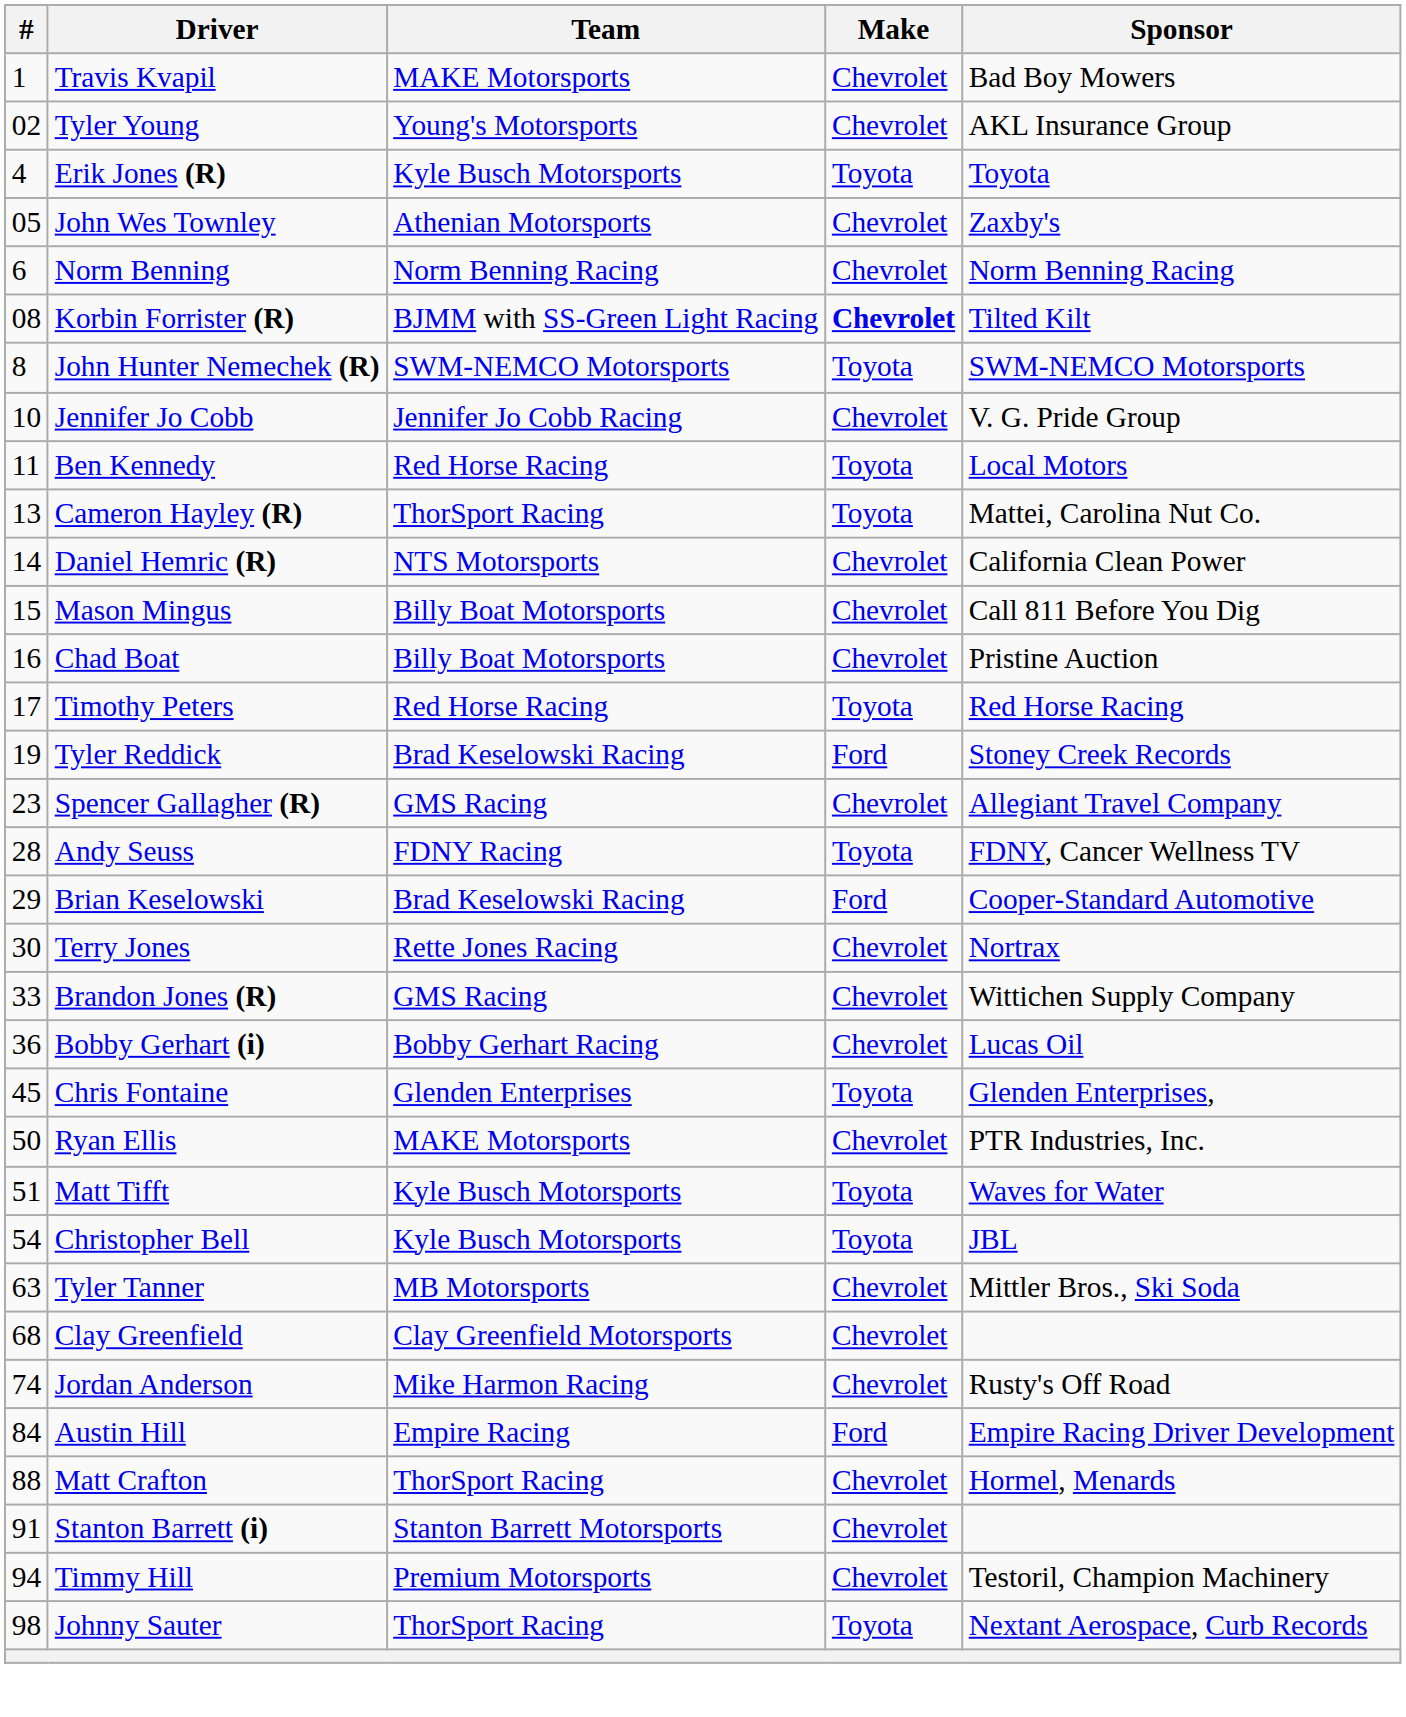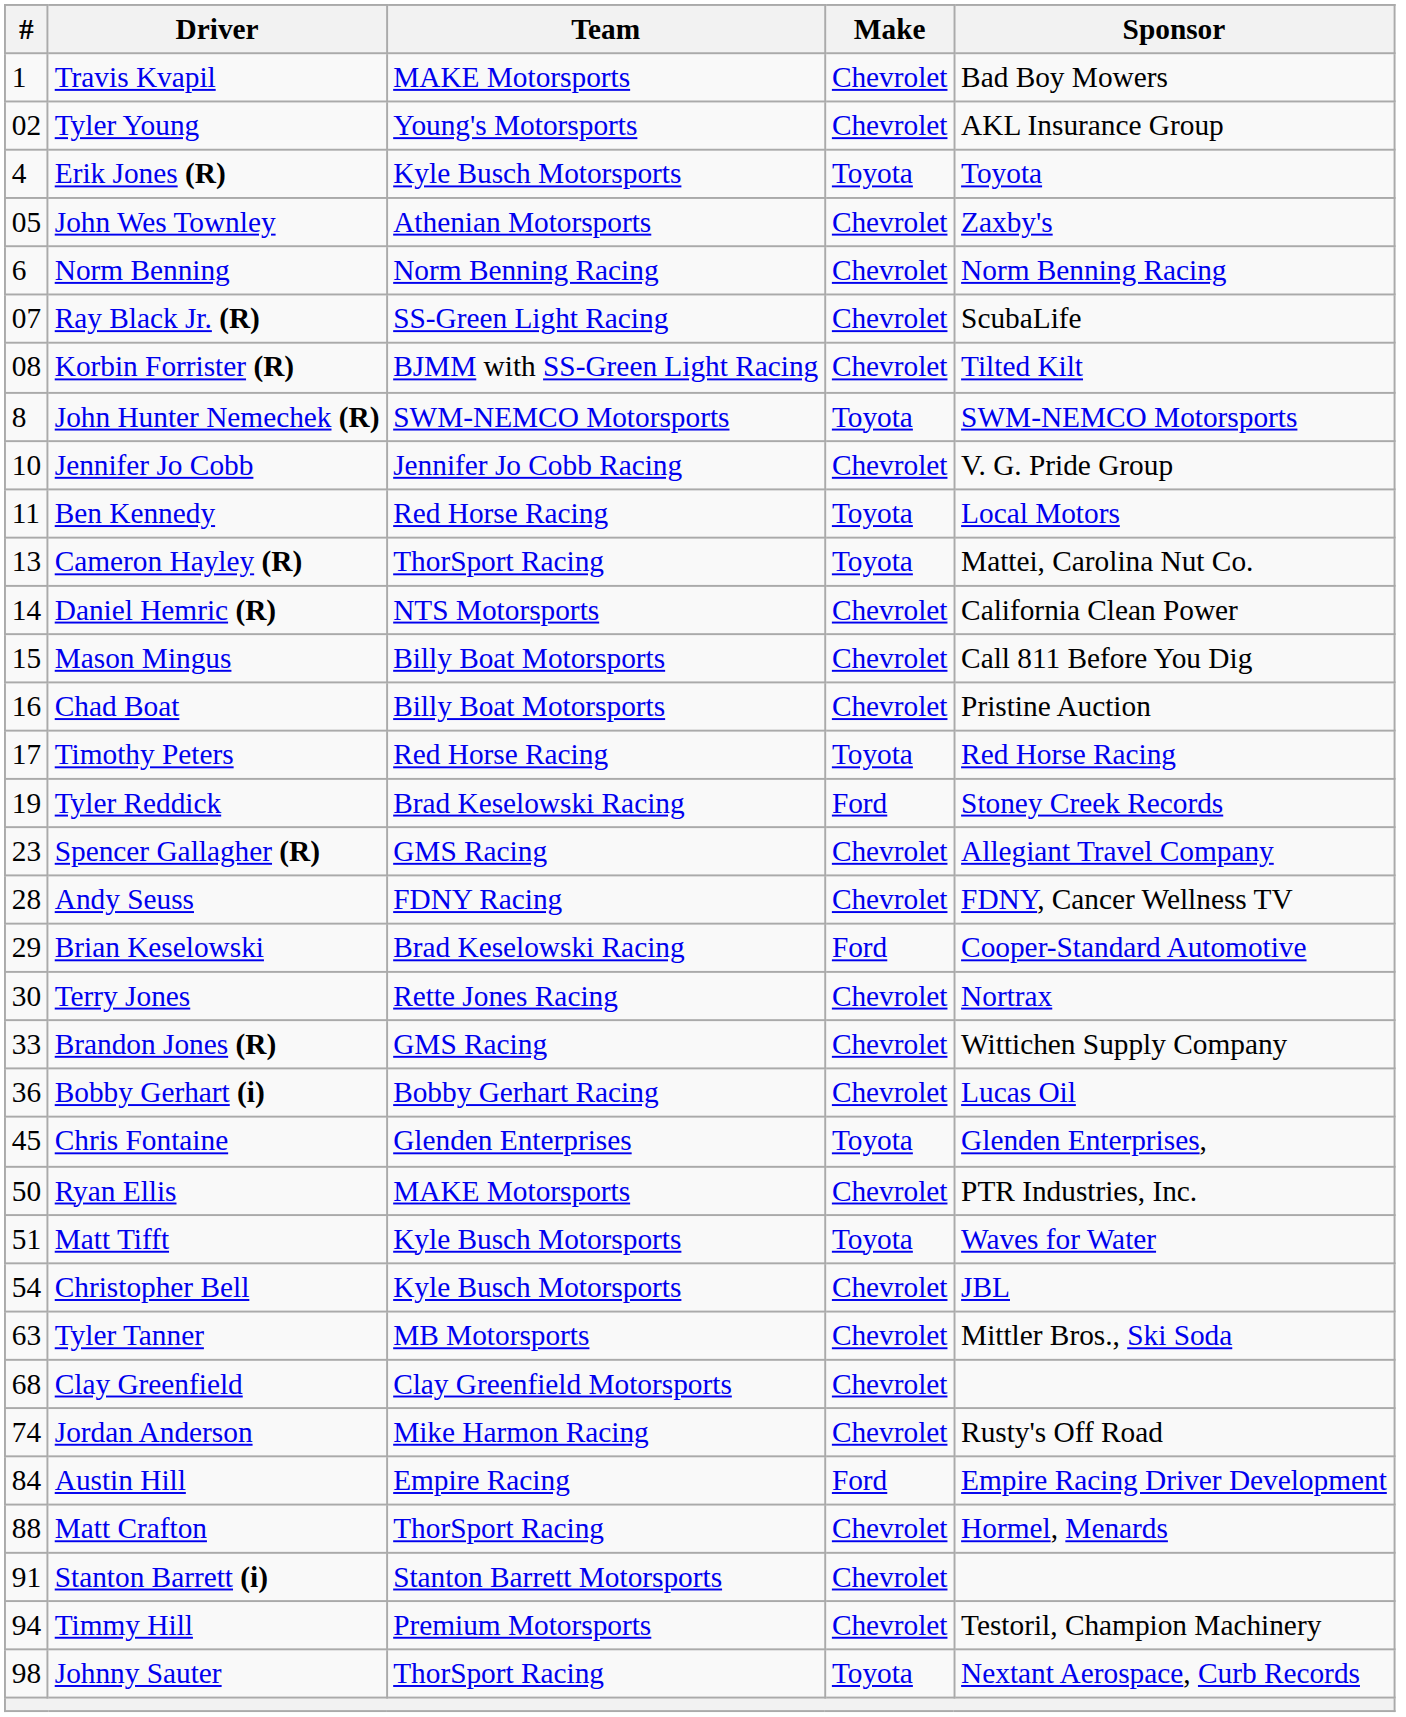+ row: (157, 319)
(893, 319) bold -> (890, 367) normal
(872, 851) Toyota -> (890, 899) Chevrolet
(872, 1238) Toyota -> (890, 1286) Chevrolet
